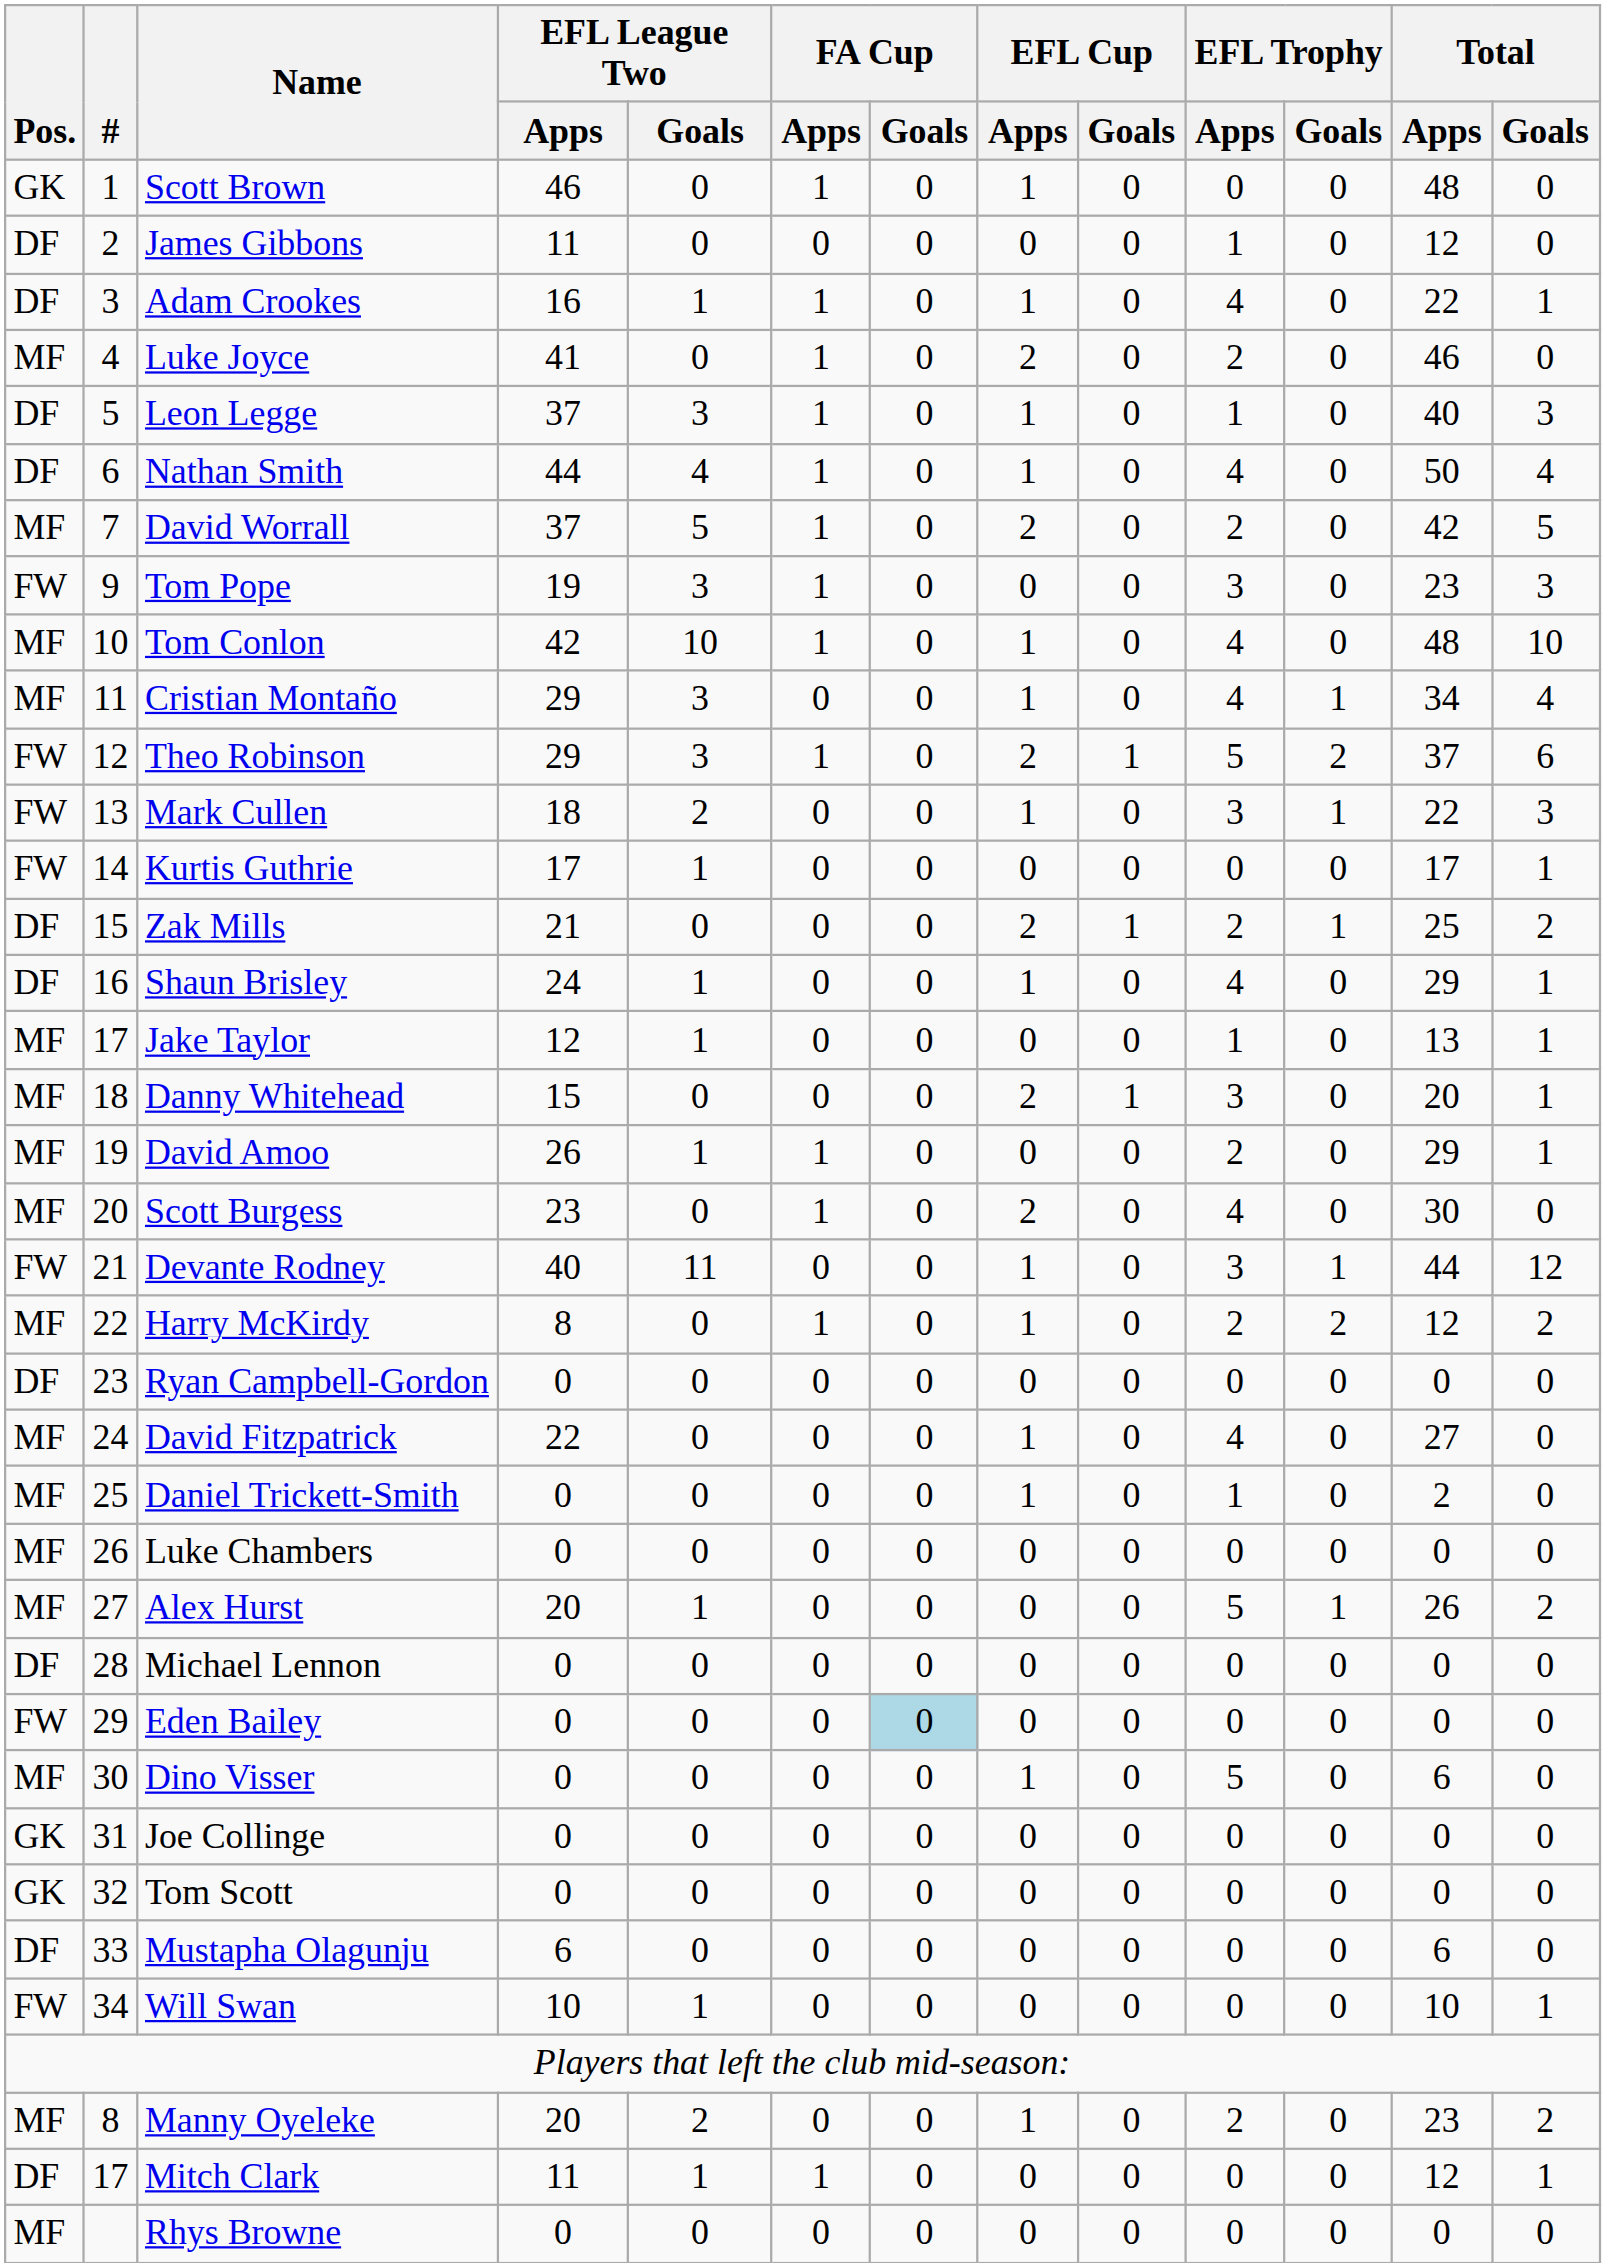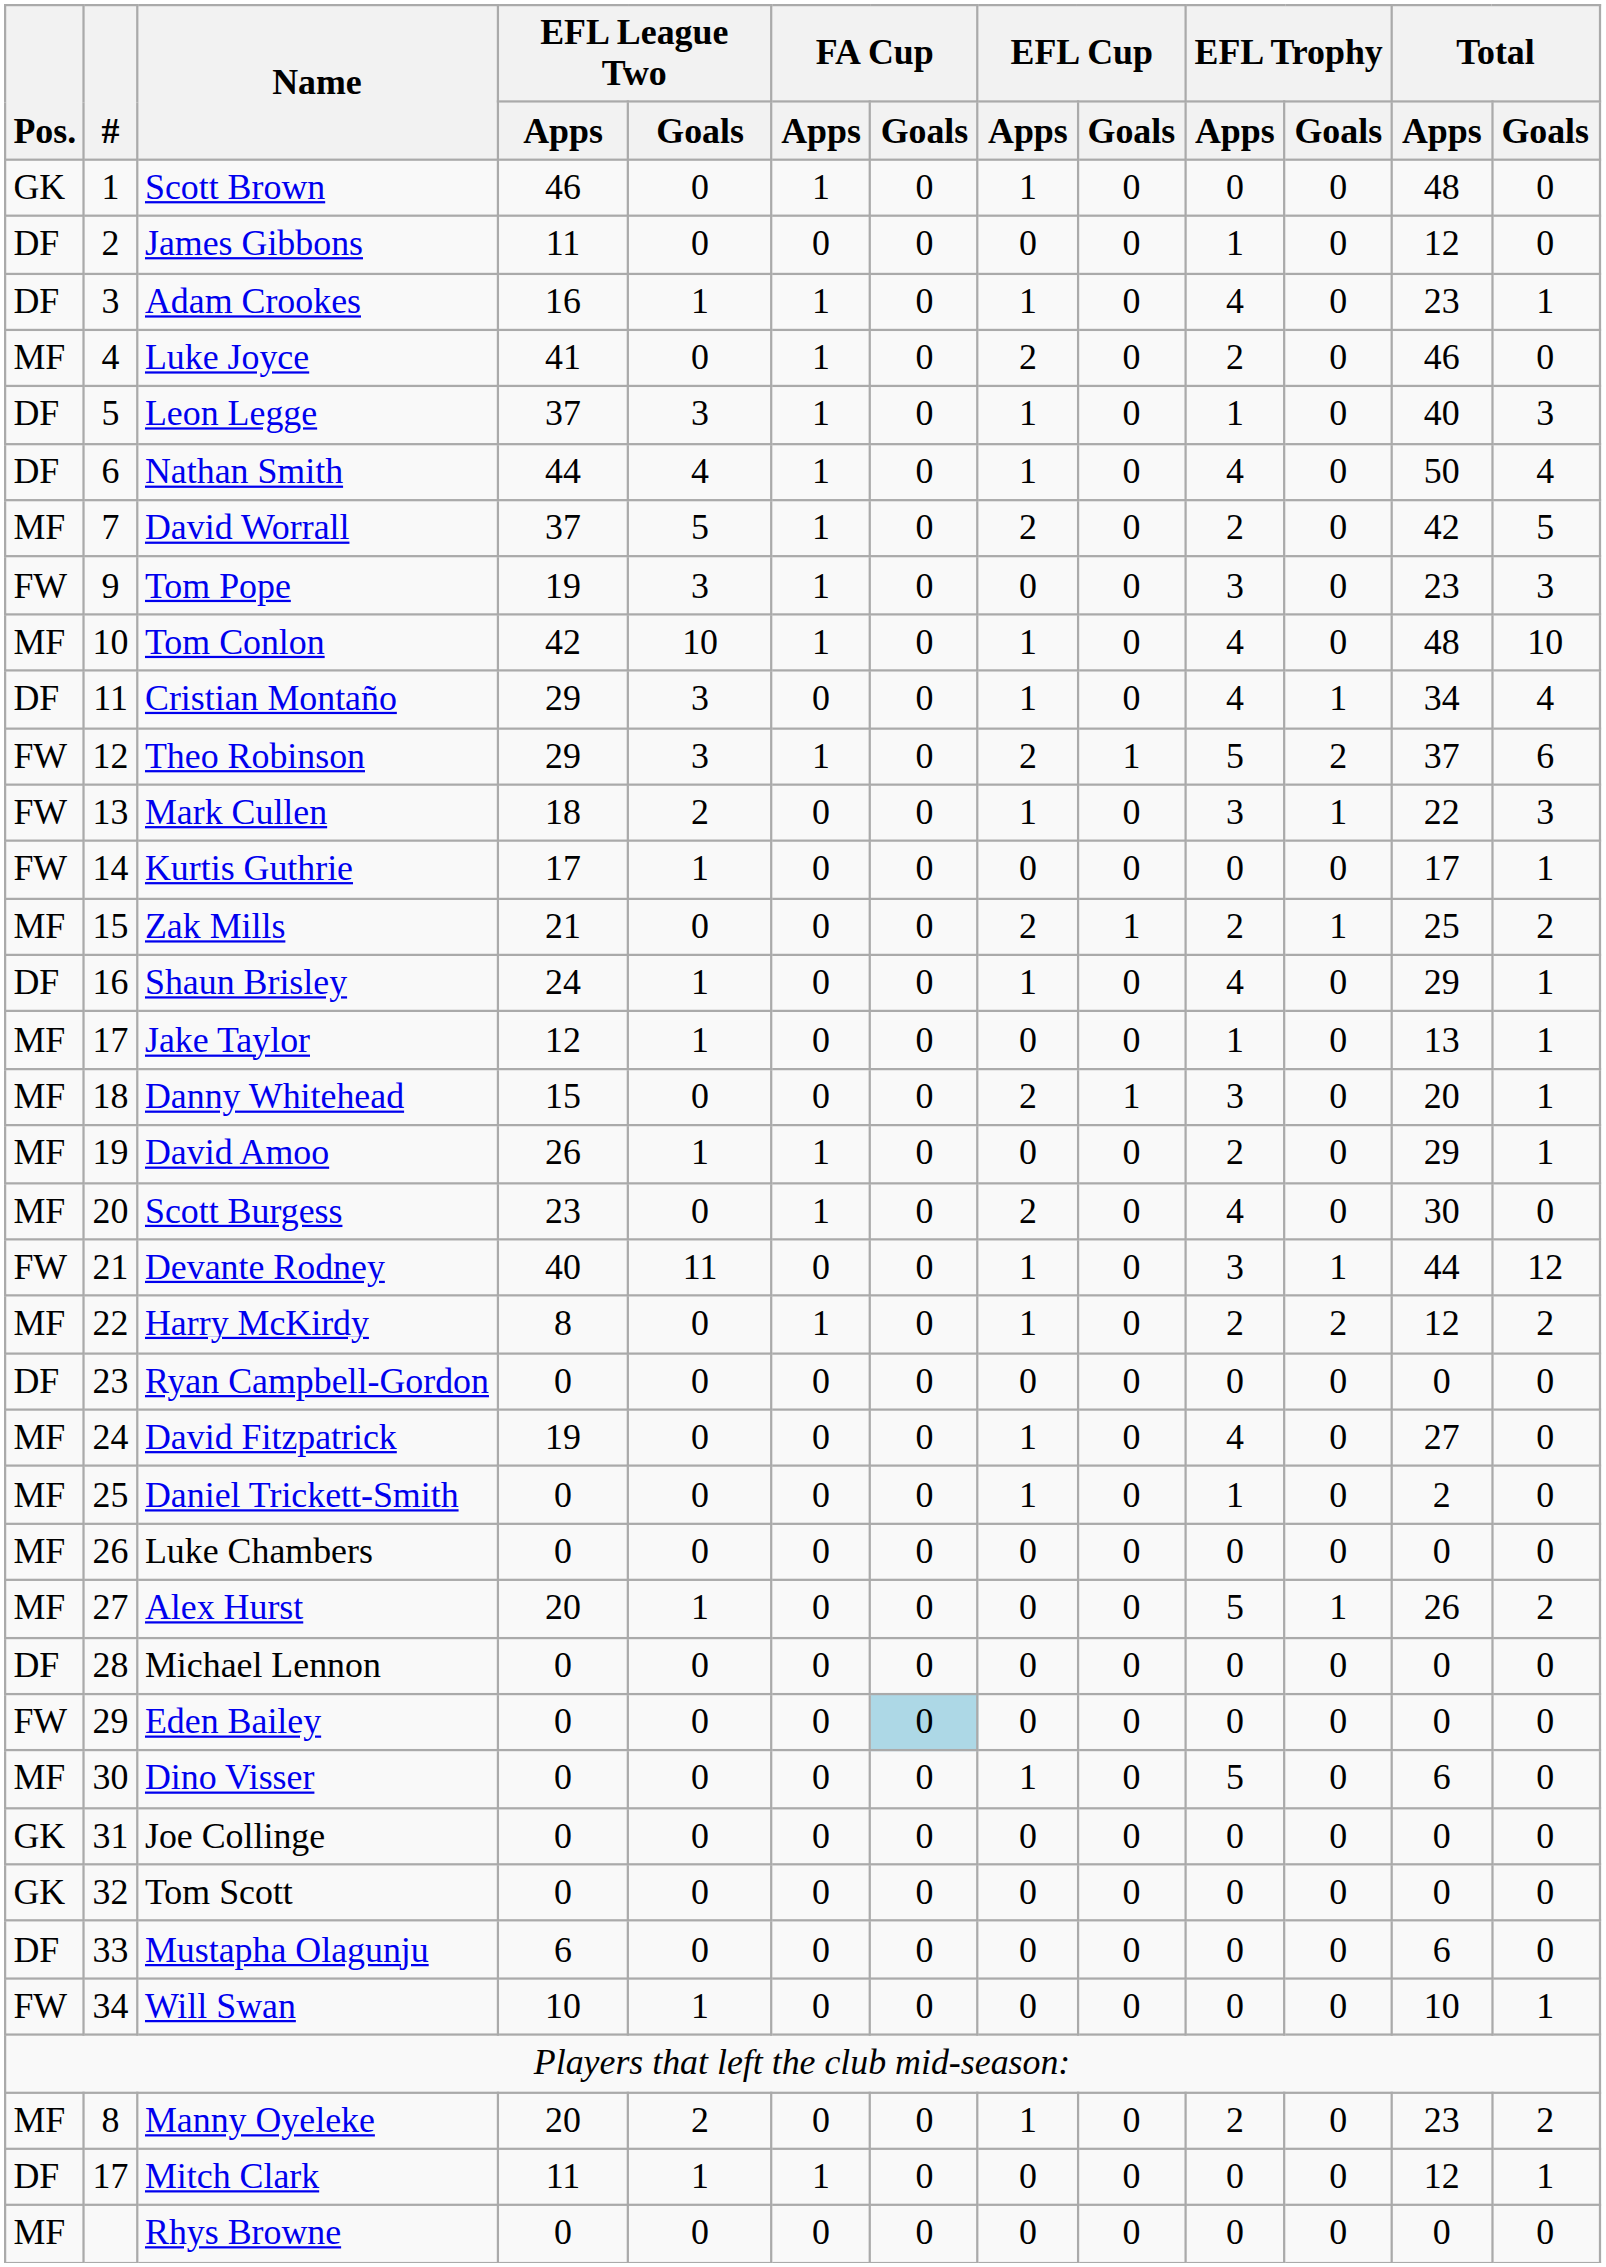(1442, 300) 22 -> (1442, 300) 23
(39, 698) MF -> (36, 698) DF
(36, 925) DF -> (39, 925) MF
(563, 1437) 22 -> (563, 1437) 19
